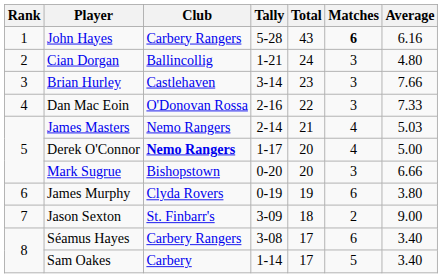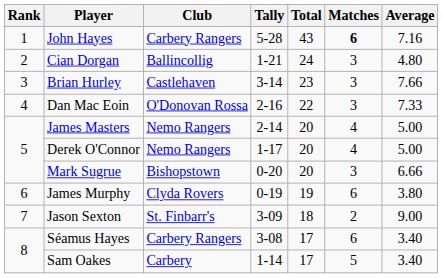(410, 37) 6.16 -> (410, 37) 7.16
(306, 127) 21 -> (306, 127) 20
(410, 127) 5.03 -> (410, 127) 5.00
(191, 149) bold -> (188, 149) normal
